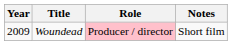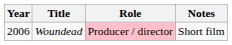(18, 31) 2009 -> (18, 31) 2006
